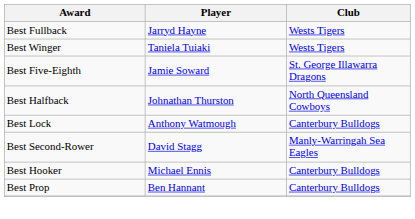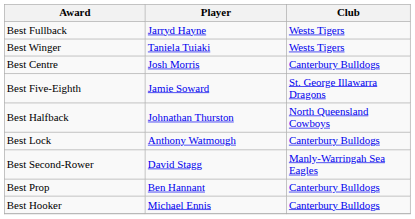+ row: (32, 64)
rows swapped: (28, 187) <-> (34, 170)
